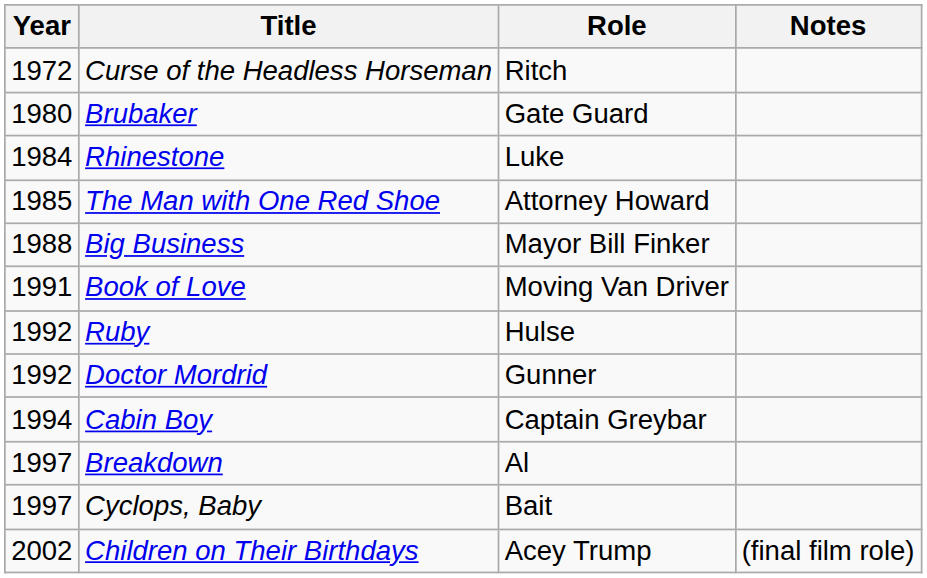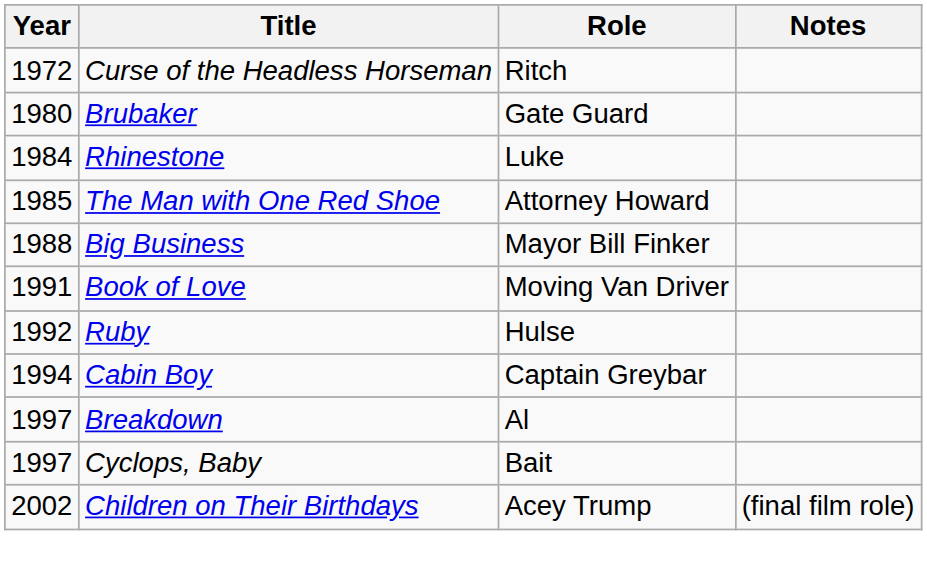- row: (176, 375)
